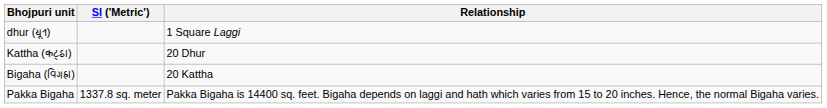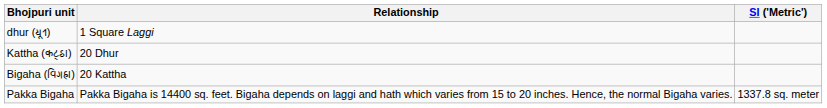columns swapped: (121, 13) <-> (493, 13)
